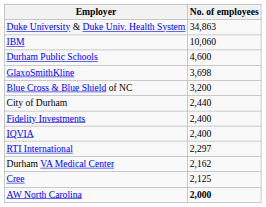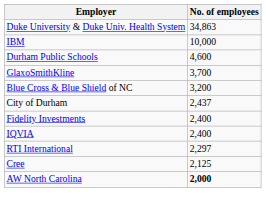(203, 42) 10,060 -> (203, 42) 10,000
(201, 73) 3,698 -> (201, 73) 3,700
(201, 103) 2,440 -> (201, 103) 2,437
- row: (60, 164)
